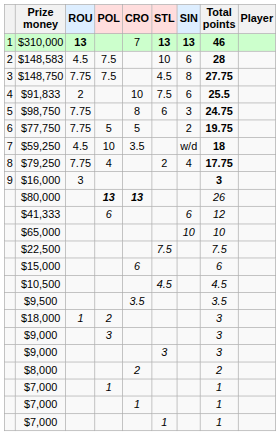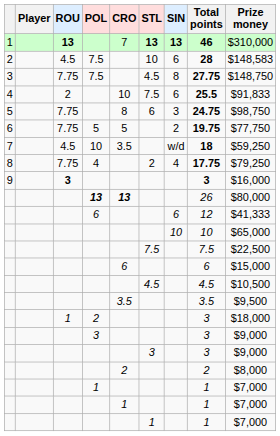columns swapped: (257, 19) <-> (41, 19)
(80, 180) normal -> (68, 180) bold
